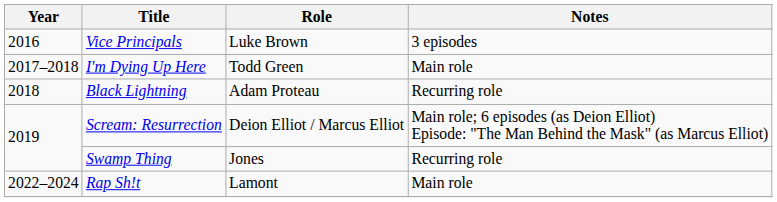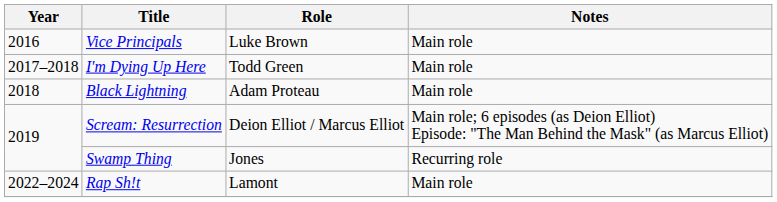(444, 41) 3 episodes -> (442, 41) Main role
(457, 91) Recurring role -> (442, 91) Main role
